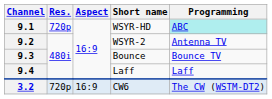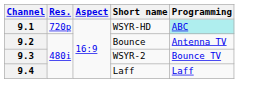(129, 41) WSYR-2 -> (129, 41) Bounce
(129, 56) Bounce -> (129, 56) WSYR-2
- row: (26, 87)
